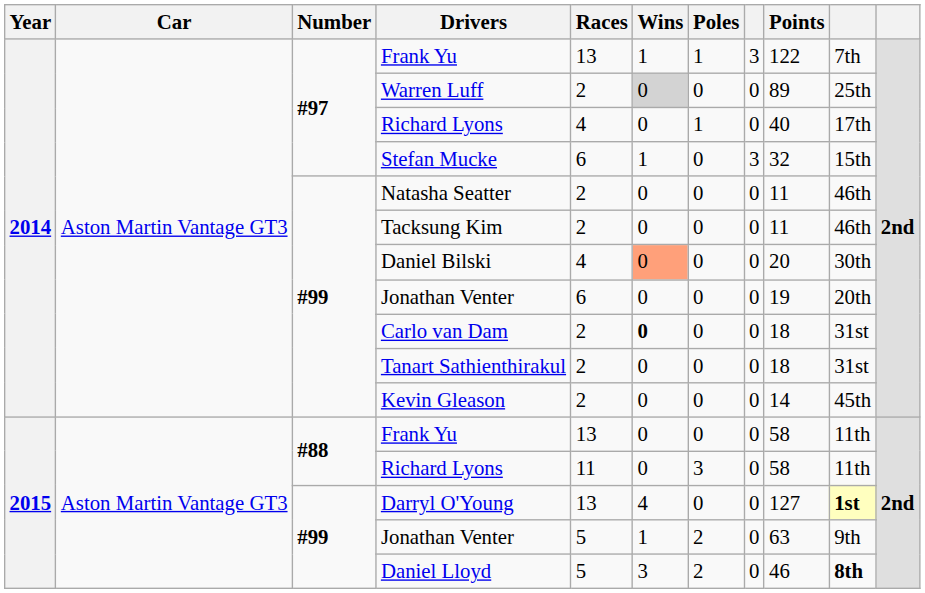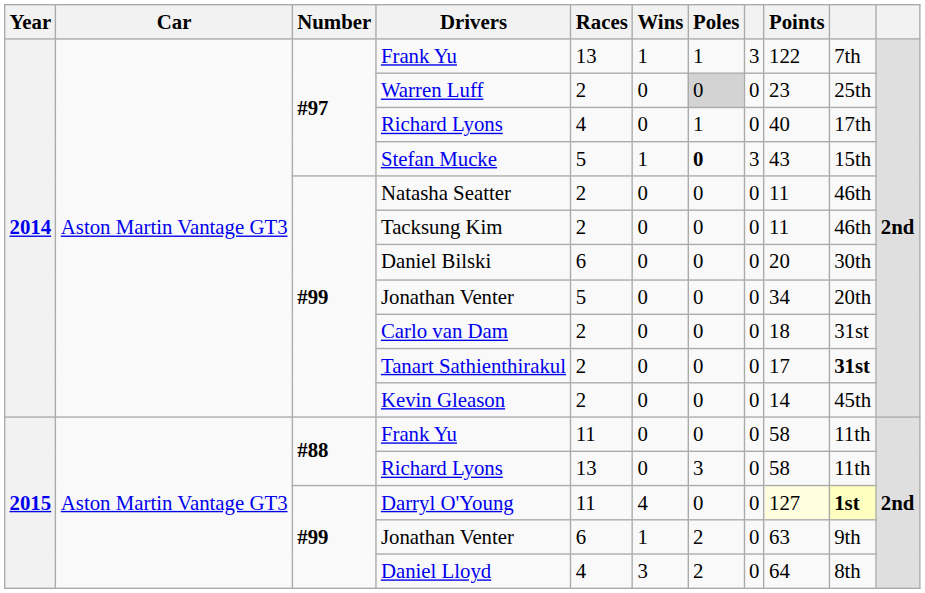(643, 90) lightgrey background -> (643, 90) no background
(698, 90) no background -> (698, 90) lightgrey background
(779, 90) 89 -> (779, 90) 23
(581, 159) 6 -> (581, 159) 5
(698, 159) normal -> (698, 159) bold
(779, 159) 32 -> (779, 159) 43
(581, 262) 4 -> (581, 262) 6
(643, 262) lightsalmon background -> (643, 262) no background
(581, 296) 6 -> (581, 296) 5
(779, 296) 19 -> (779, 296) 34
(643, 330) bold -> (643, 330) normal
(779, 365) 18 -> (779, 365) 17
(852, 365) normal -> (852, 365) bold
(586, 433) 13 -> (586, 433) 11
(586, 468) 11 -> (586, 468) 13
(586, 502) 13 -> (586, 502) 11
(785, 502) no background -> (785, 502) lightyellow background
(581, 536) 5 -> (581, 536) 6
(581, 571) 5 -> (581, 571) 4
(779, 571) 46 -> (779, 571) 64
(849, 571) bold -> (847, 571) normal
